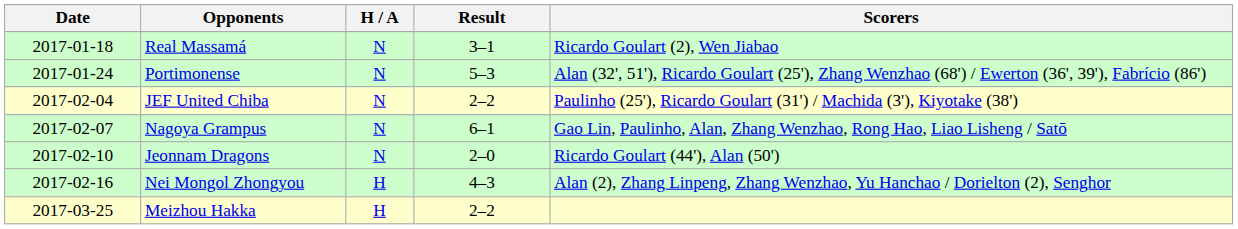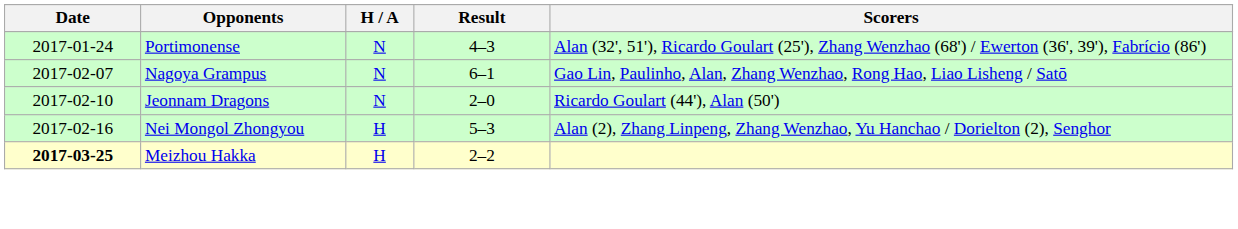- row: (196, 45)
(482, 73) 5–3 -> (482, 45) 4–3
- row: (207, 100)
(482, 182) 4–3 -> (482, 127) 5–3
(73, 210) normal -> (73, 155) bold
